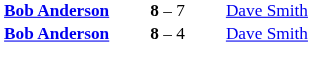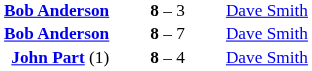+ row: (168, 10)
(57, 34) Bob Anderson -> (60, 57) John Part (1)
